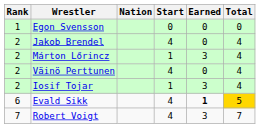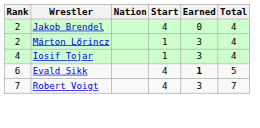- row: (68, 27)
- row: (74, 71)
(17, 86) 2 -> (17, 56) 4
(239, 101) gold background -> (234, 71) no background
